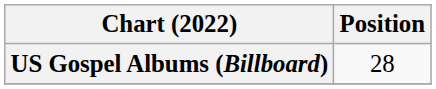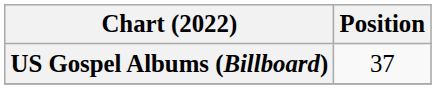(382, 63) 28 -> (382, 63) 37
